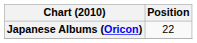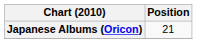(168, 30) 22 -> (168, 30) 21
